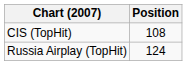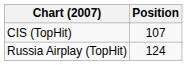(156, 32) 108 -> (156, 32) 107
